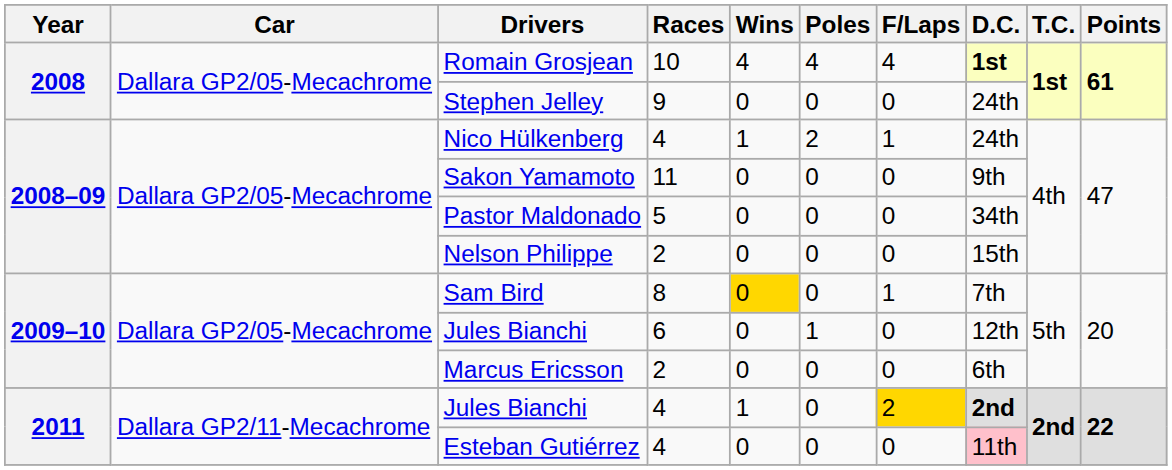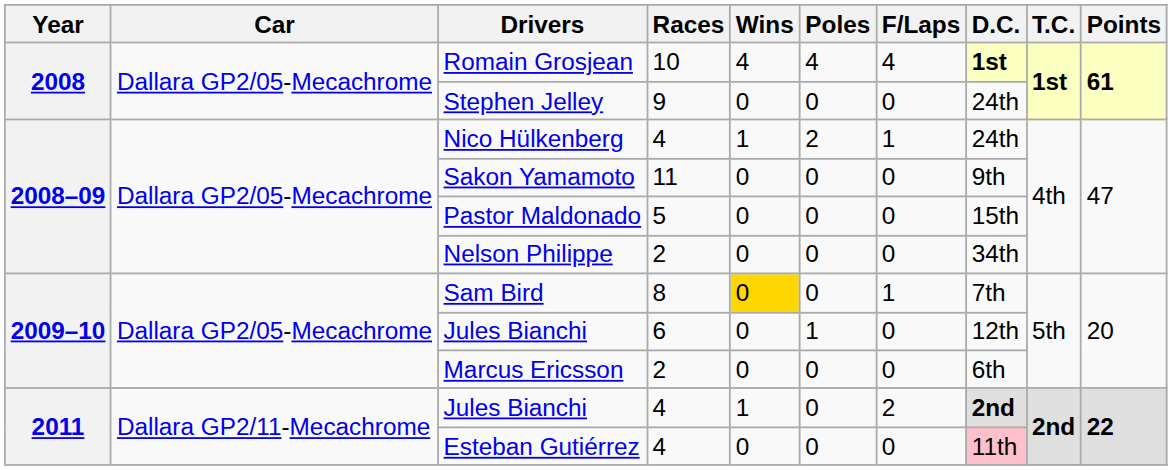(995, 216) 34th -> (995, 216) 15th
(995, 254) 15th -> (995, 254) 34th
(889, 407) gold background -> (889, 407) no background
